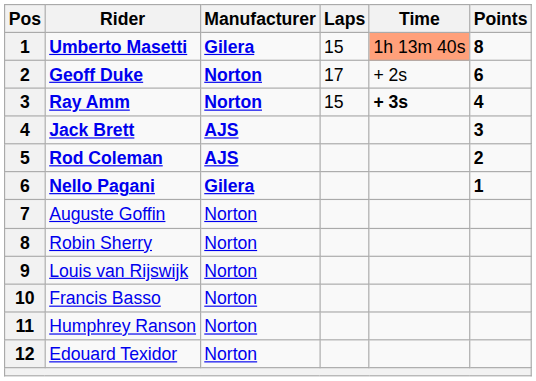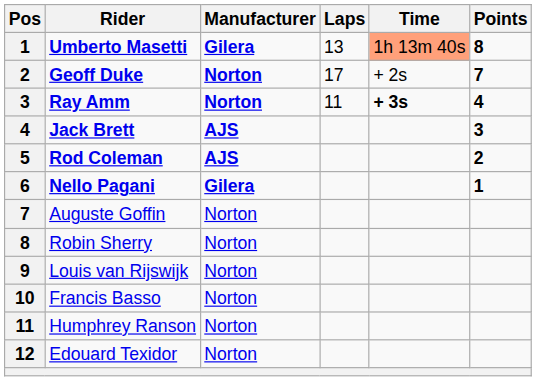(334, 47) 15 -> (334, 47) 13
(479, 75) 6 -> (479, 75) 7
(334, 102) 15 -> (333, 102) 11
